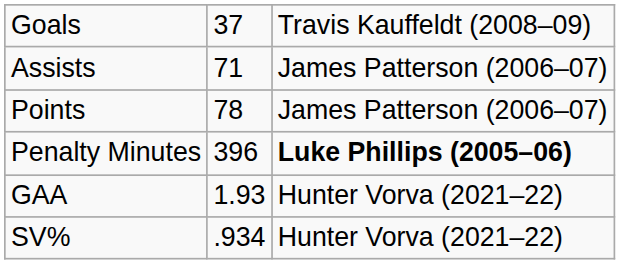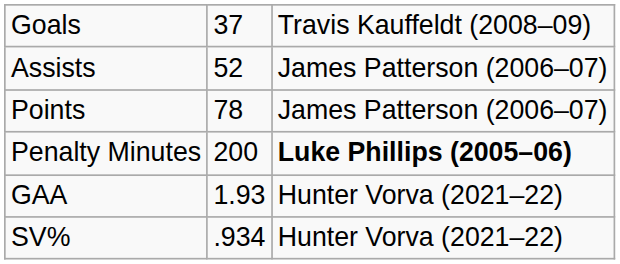(228, 68) 71 -> (228, 68) 52
(236, 152) 396 -> (236, 152) 200
